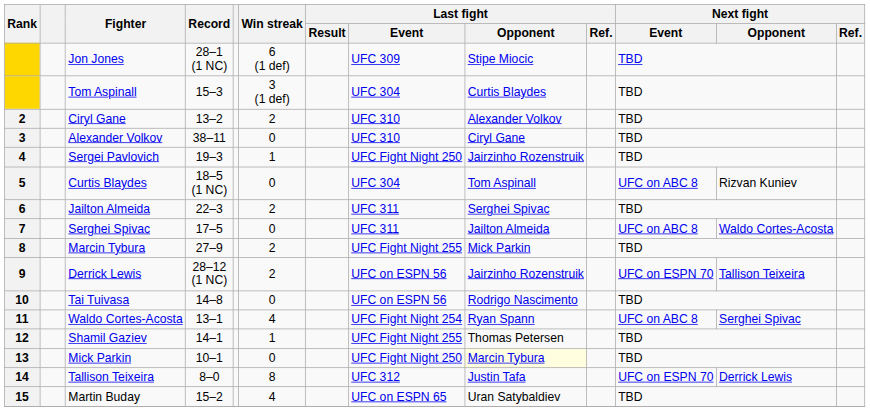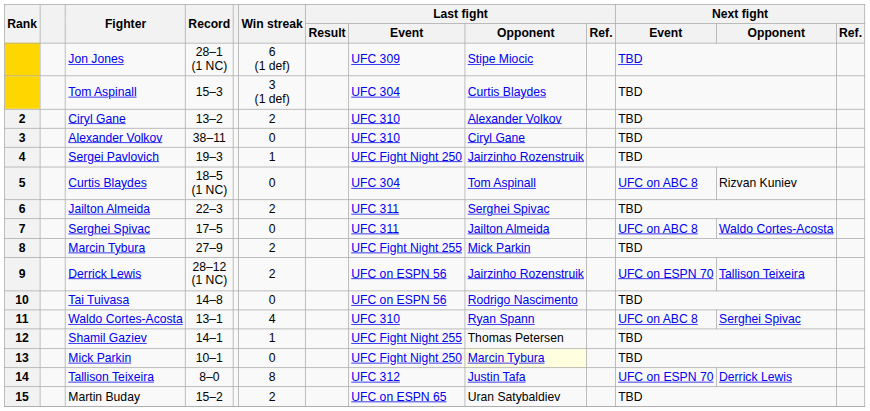(407, 319) UFC Fight Night 254 -> (376, 319) UFC 310
(272, 396) 4 -> (272, 396) 2
